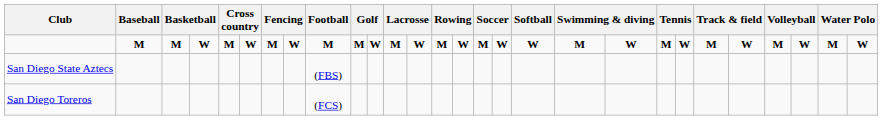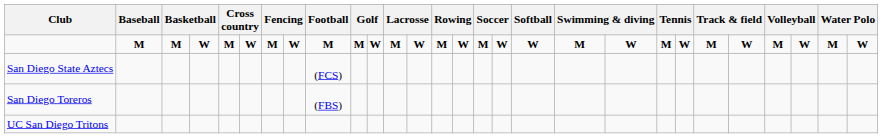(328, 75) (FBS) -> (328, 75) (FCS)
(328, 105) (FCS) -> (328, 105) (FBS)
+ row: (58, 123)
